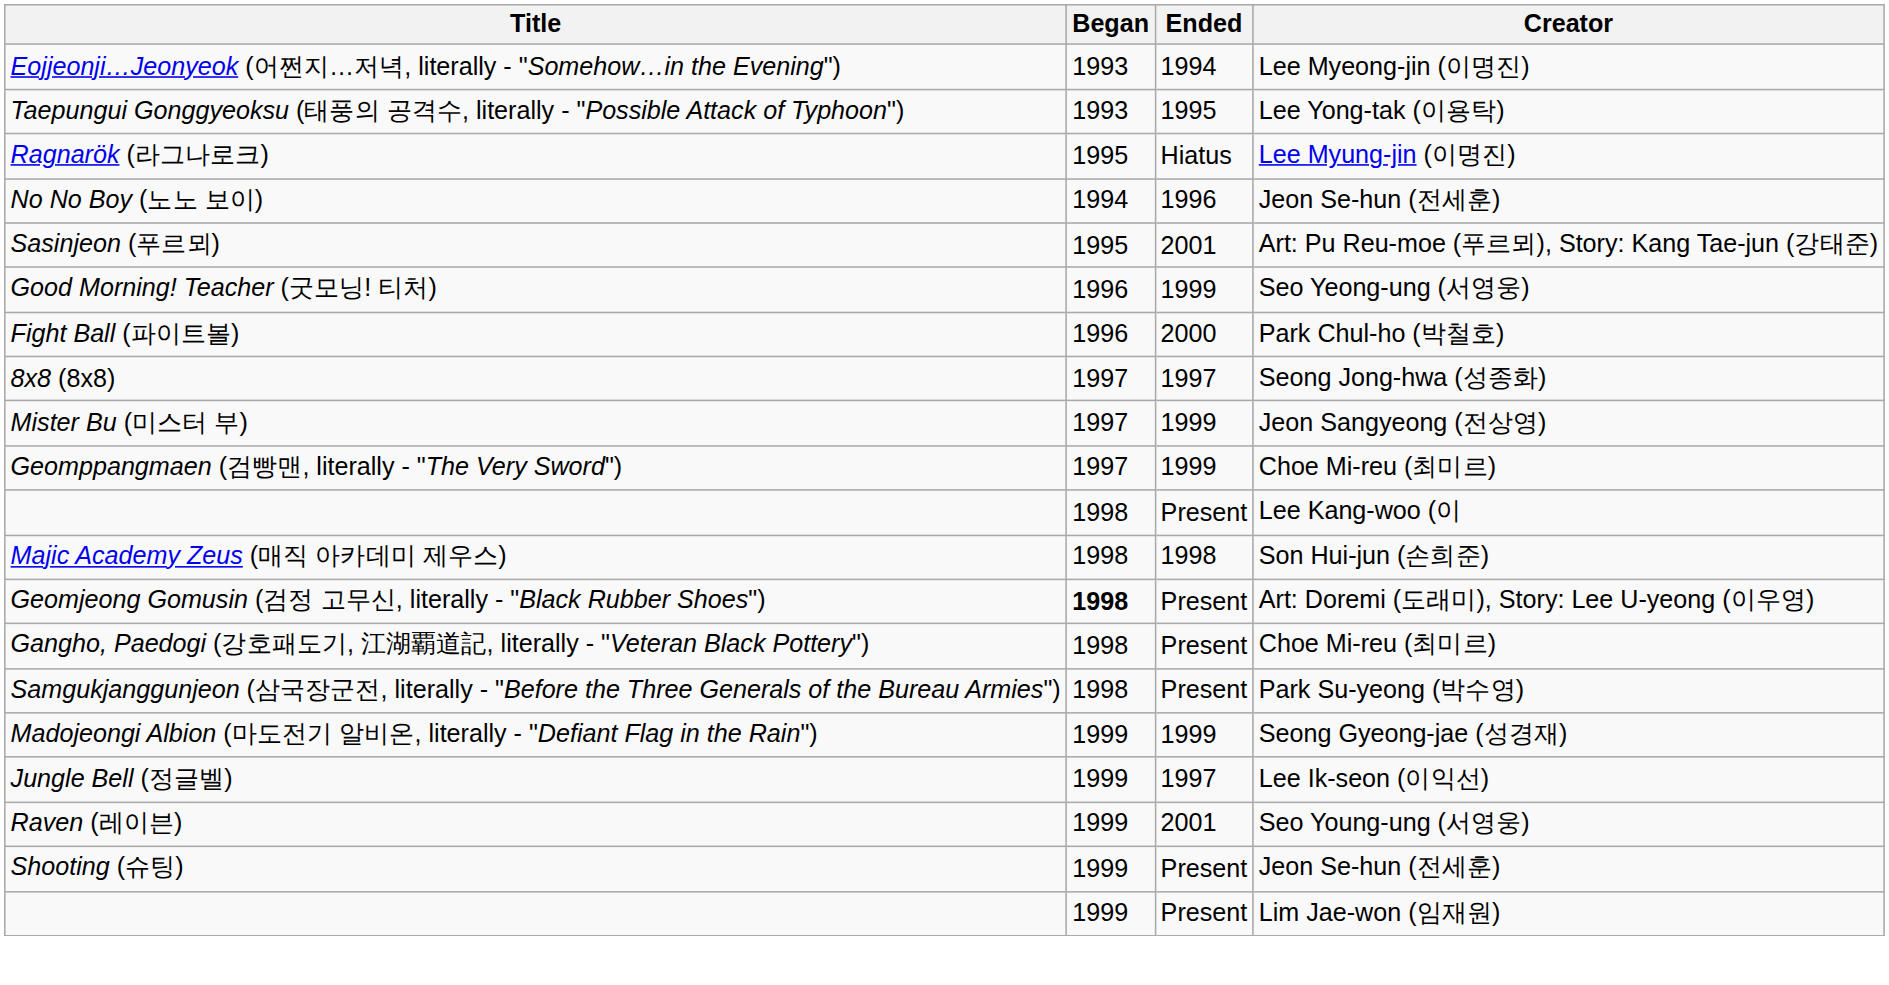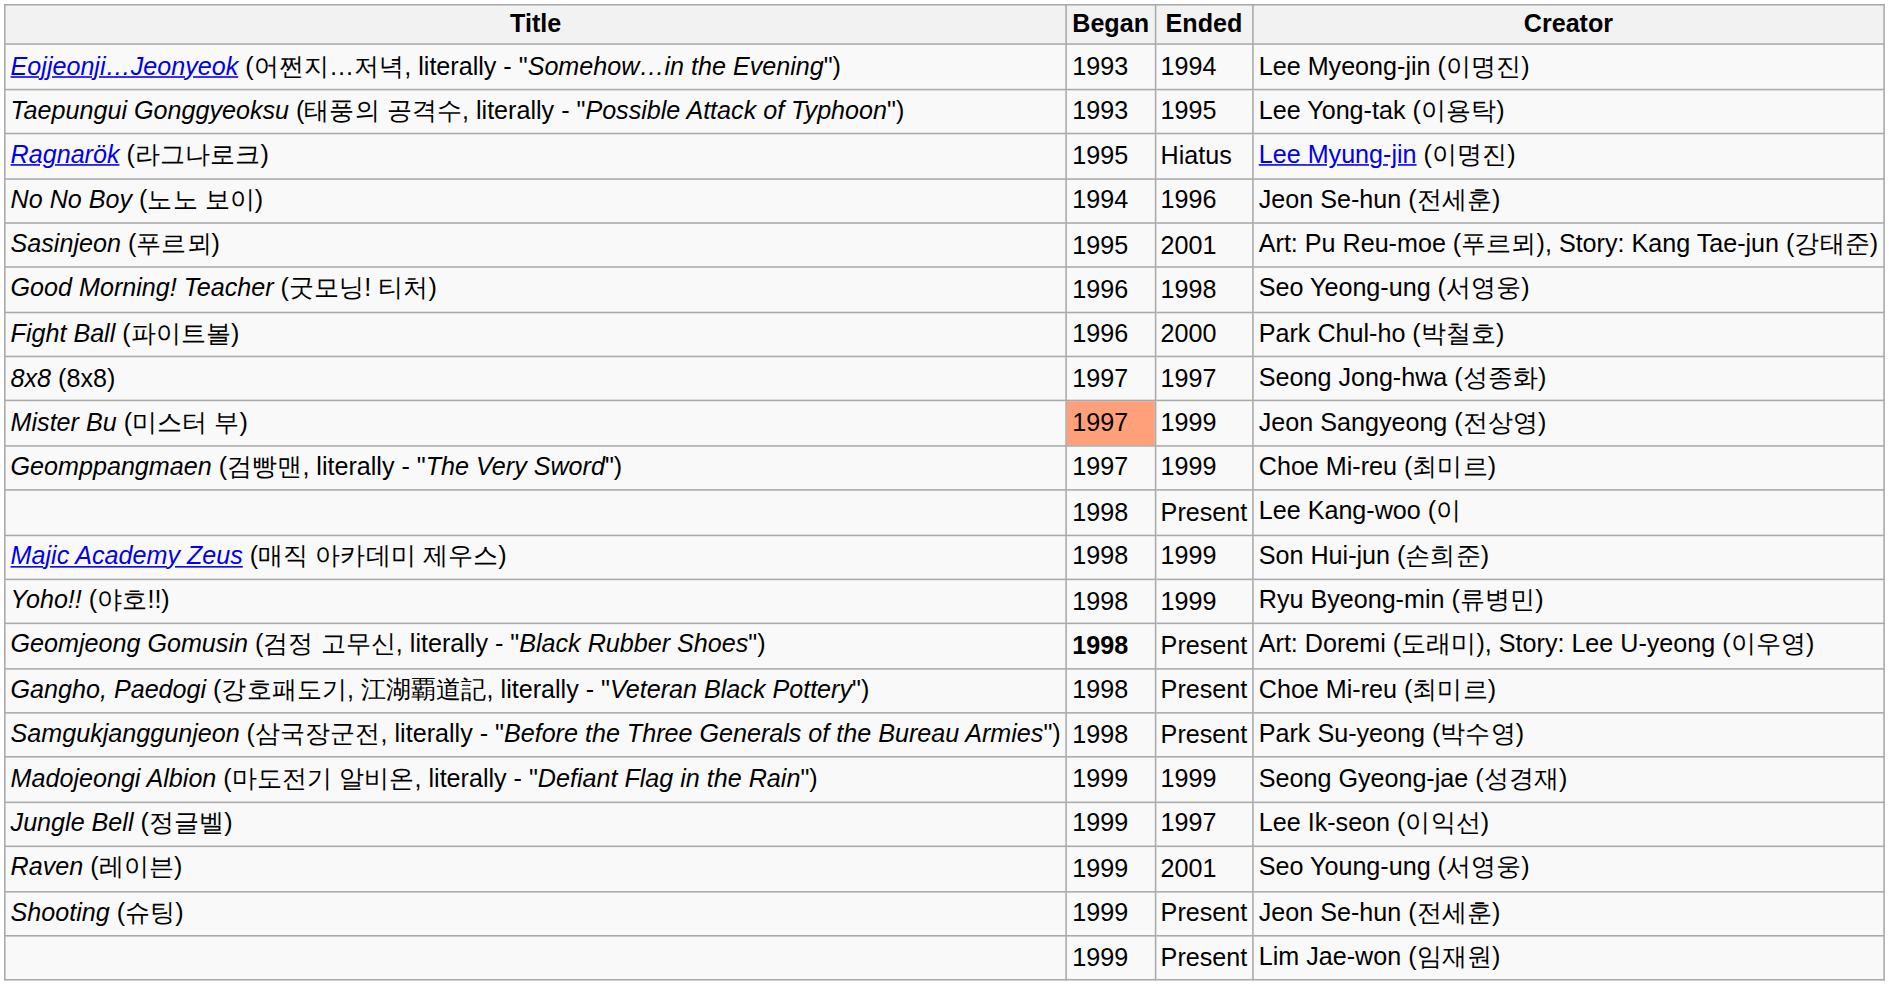(1189, 289) 1999 -> (1189, 289) 1998
(1100, 423) no background -> (1100, 423) lightsalmon background
(1189, 556) 1998 -> (1189, 556) 1999
+ row: (90, 600)
